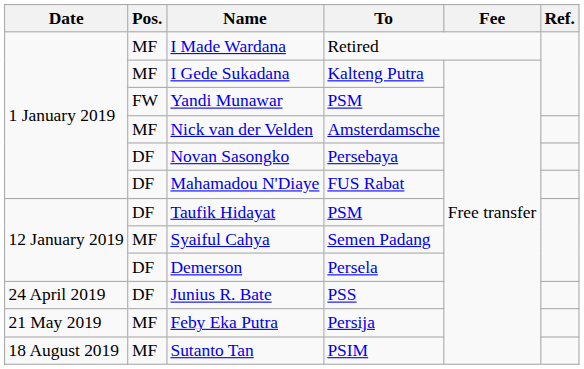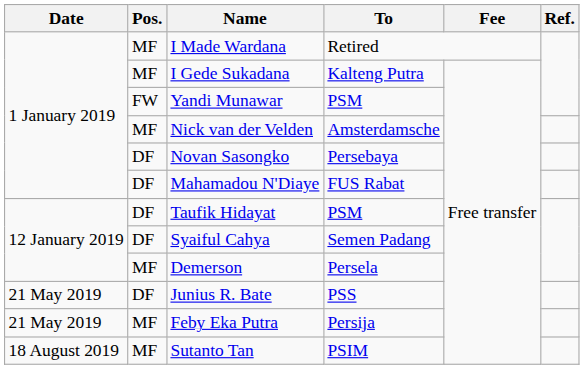(144, 239) MF -> (143, 239) DF
(143, 267) DF -> (144, 267) MF
(57, 294) 24 April 2019 -> (55, 294) 21 May 2019
